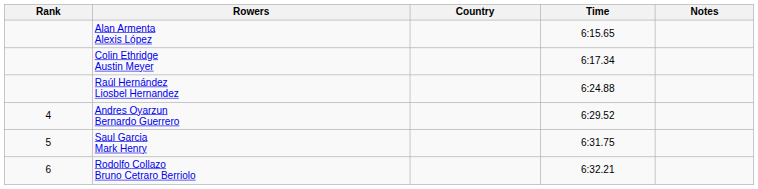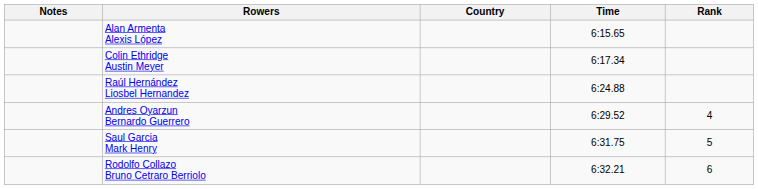columns swapped: (48, 12) <-> (704, 12)
